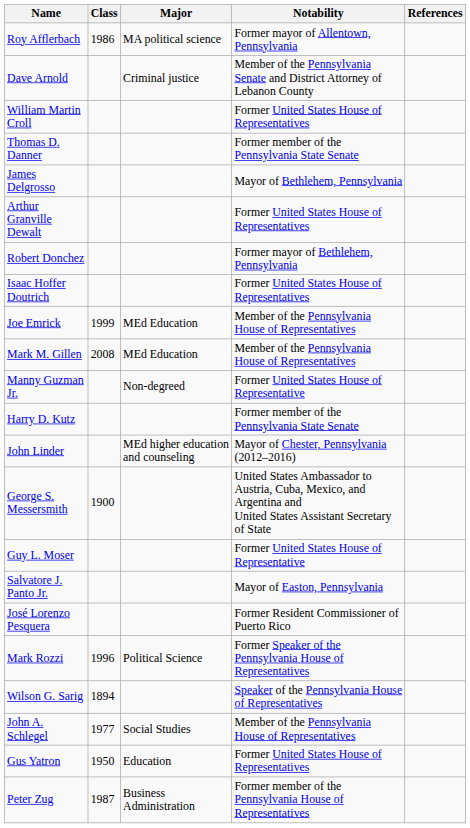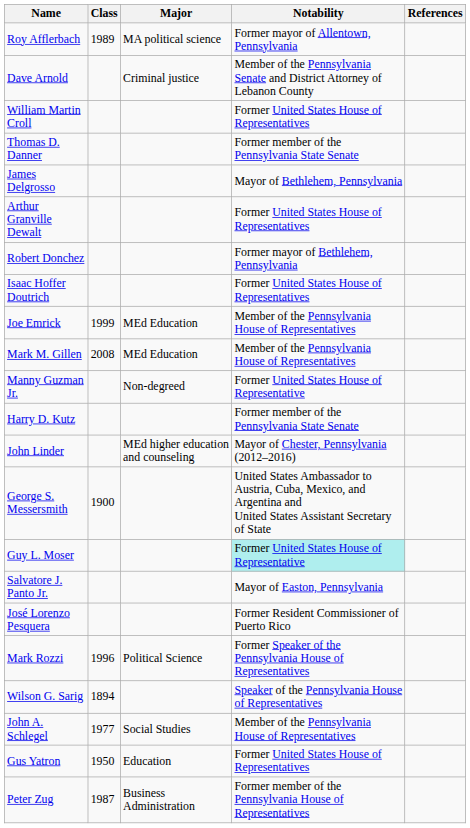(103, 39) 1986 -> (103, 39) 1989
(308, 555) no background -> (308, 555) paleturquoise background
